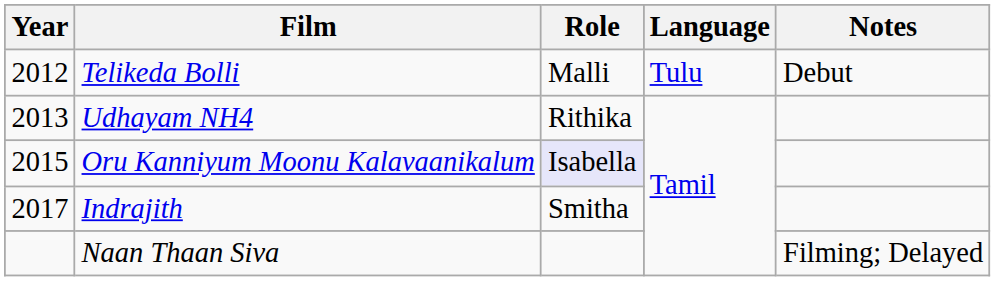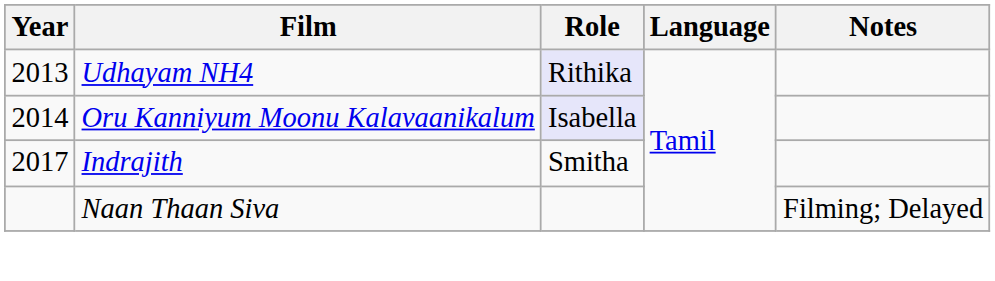- row: (161, 72)
(590, 117) no background -> (590, 72) lavender background
(40, 162) 2015 -> (40, 117) 2014
